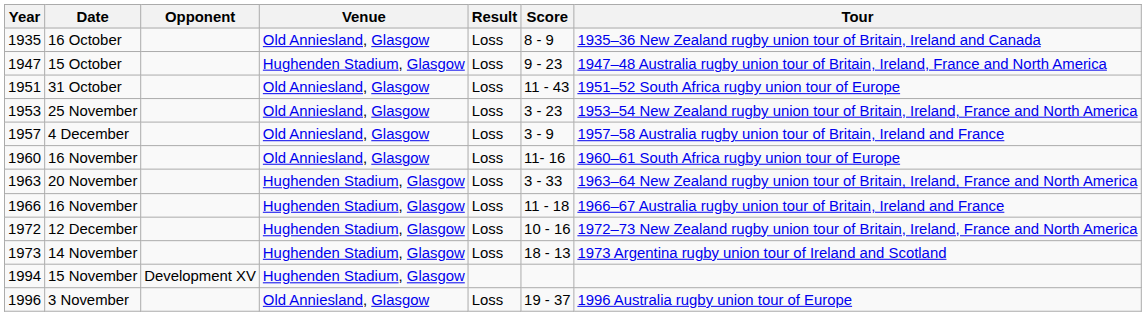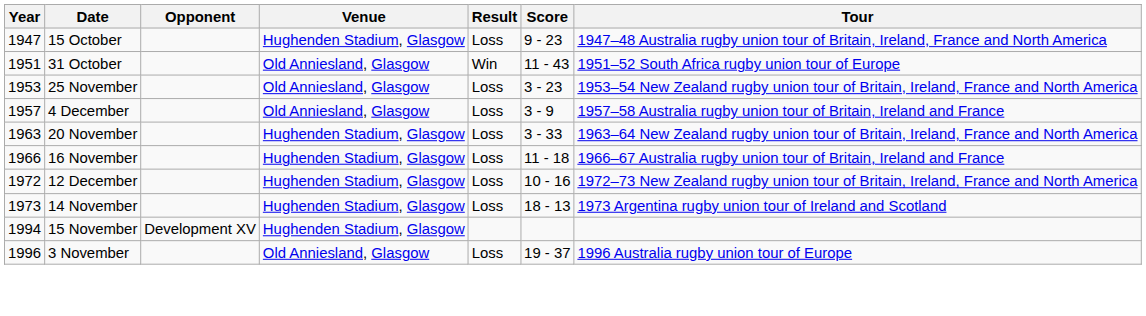- row: (25, 40)
(487, 87) Loss -> (485, 64) Win
- row: (25, 158)
